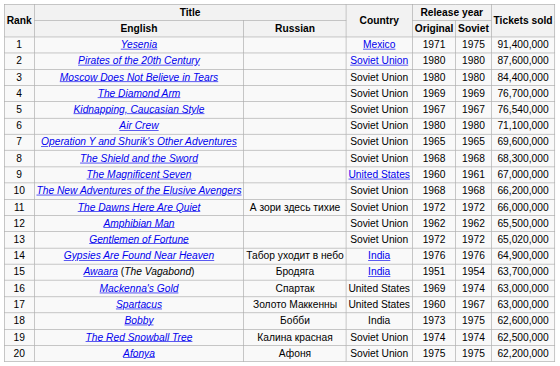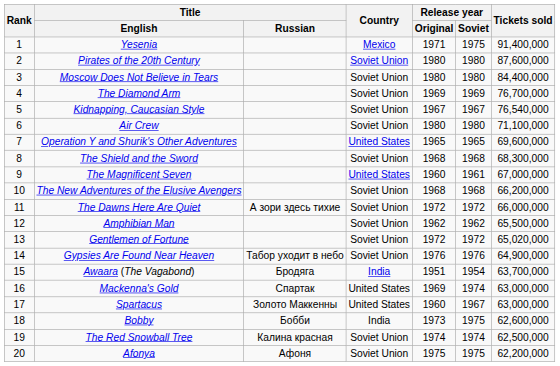(379, 142) Soviet Union -> (379, 142) United States
(379, 256) India -> (379, 256) Soviet Union
